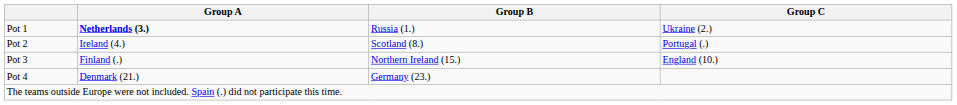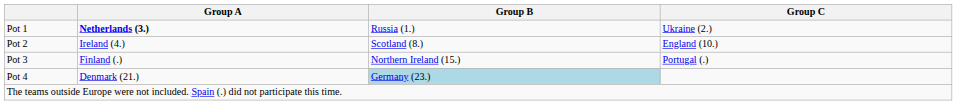(685, 44) Portugal (.) -> (690, 44) England (10.)
(690, 60) England (10.) -> (685, 60) Portugal (.)
(401, 76) no background -> (401, 76) lightblue background
